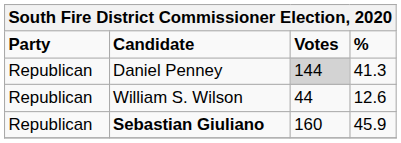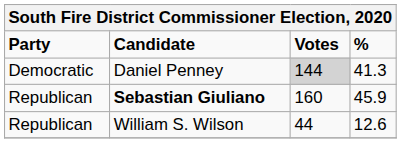(50, 71) Republican -> (51, 71) Democratic
rows swapped: (189, 124) <-> (178, 97)
